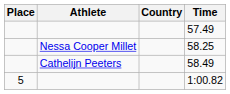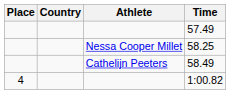columns swapped: (88, 13) <-> (162, 13)
(21, 81) 5 -> (21, 81) 4
